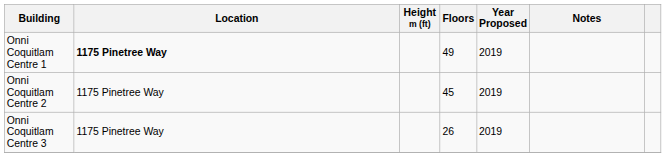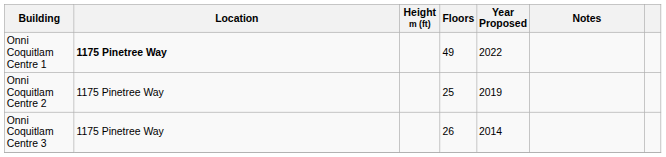(491, 52) 2019 -> (491, 52) 2022
(448, 92) 45 -> (448, 92) 25
(491, 132) 2019 -> (491, 132) 2014
